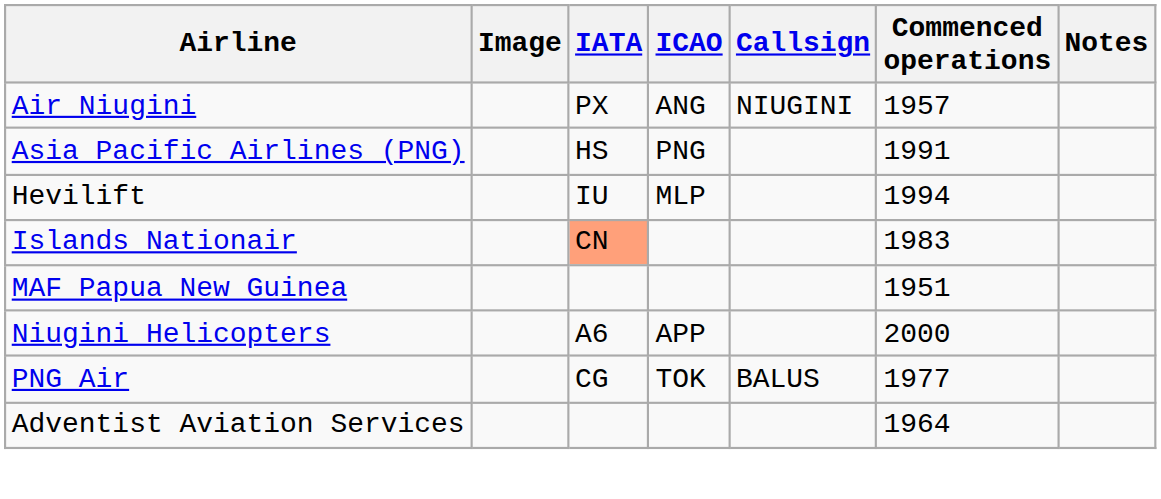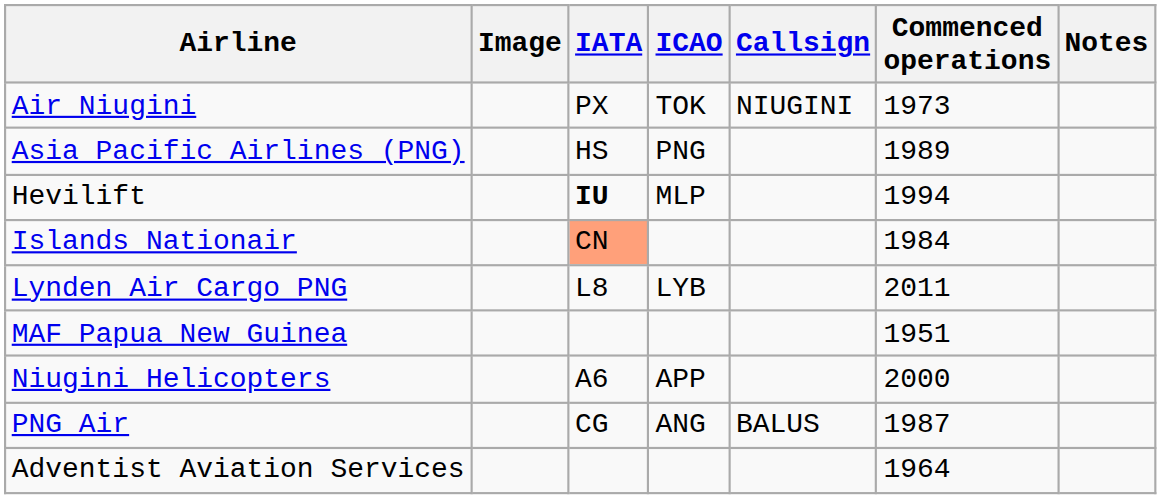(681, 106) ANG -> (681, 106) TOK
(917, 106) 1957 -> (917, 106) 1973
(917, 151) 1991 -> (917, 151) 1989
(592, 197) normal -> (592, 197) bold
(917, 242) 1983 -> (917, 242) 1984
+ row: (179, 288)
(681, 379) TOK -> (681, 425) ANG
(917, 379) 1977 -> (917, 425) 1987
